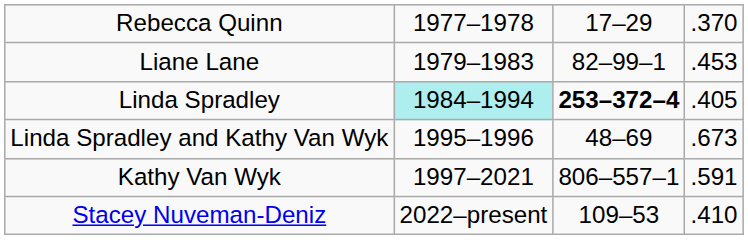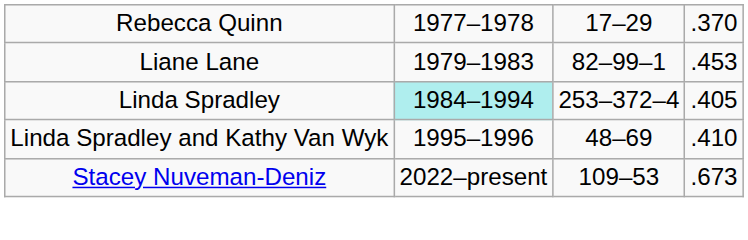(619, 100) bold -> (619, 100) normal
(714, 138) .673 -> (714, 138) .410
- row: (199, 176)
(714, 215) .410 -> (714, 176) .673
